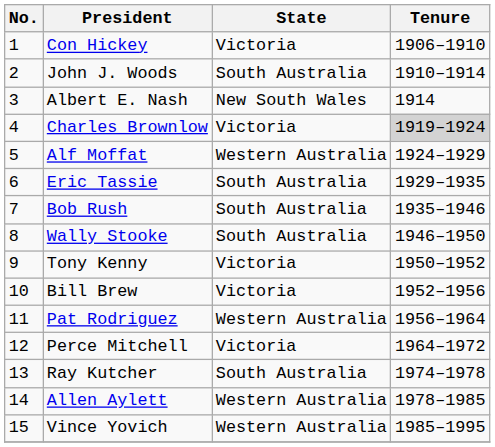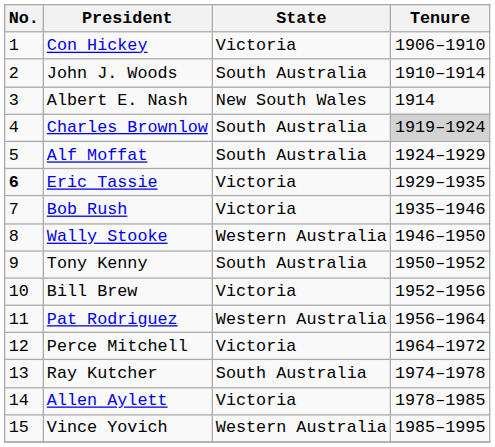(256, 128) Victoria -> (291, 128) South Australia
(301, 155) Western Australia -> (291, 155) South Australia
(14, 182) normal -> (14, 182) bold
(291, 182) South Australia -> (256, 182) Victoria
(291, 210) South Australia -> (256, 210) Victoria
(291, 237) South Australia -> (301, 237) Western Australia
(256, 264) Victoria -> (291, 264) South Australia
(301, 401) Western Australia -> (256, 401) Victoria
